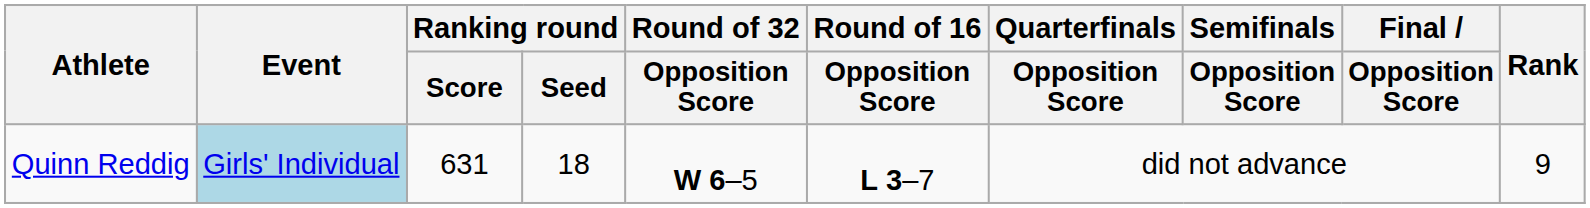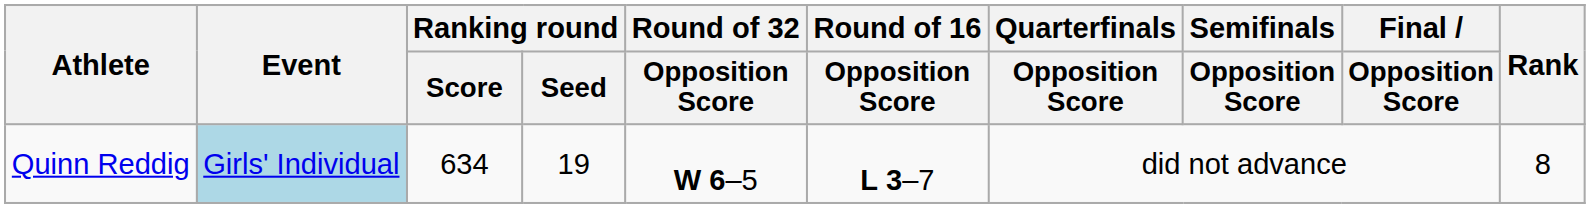(464, 164) 631 -> (464, 164) 634
(574, 164) 18 -> (574, 164) 19
(1543, 164) 9 -> (1543, 164) 8
